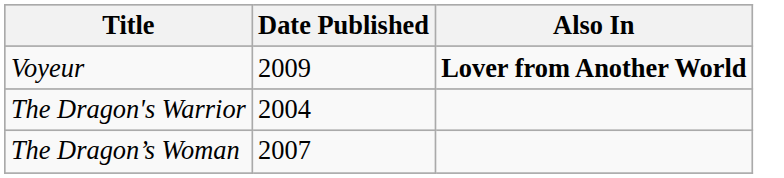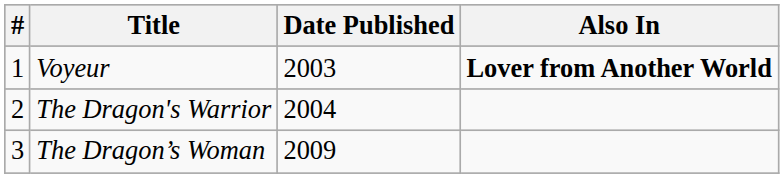+ column: (18, 25)
(284, 67) 2009 -> (310, 67) 2003
(284, 151) 2007 -> (310, 151) 2009
